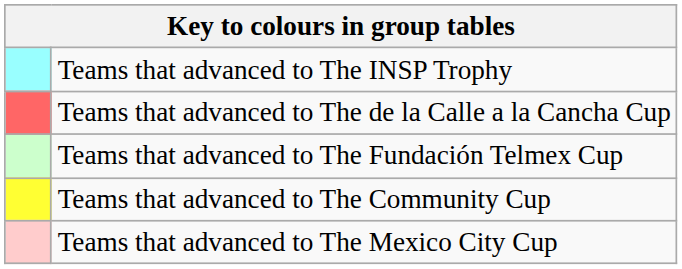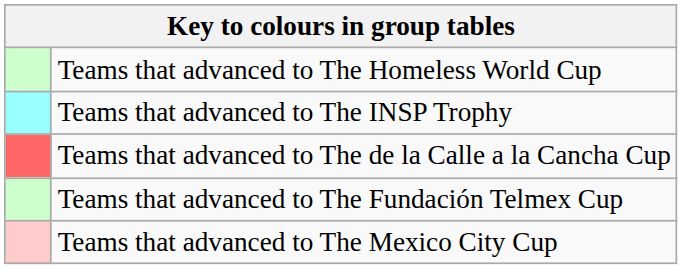+ row: (330, 69)
- row: (304, 198)
